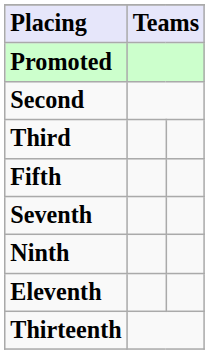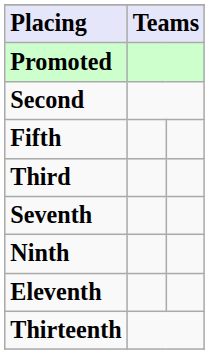rows swapped: (41, 138) <-> (36, 176)
